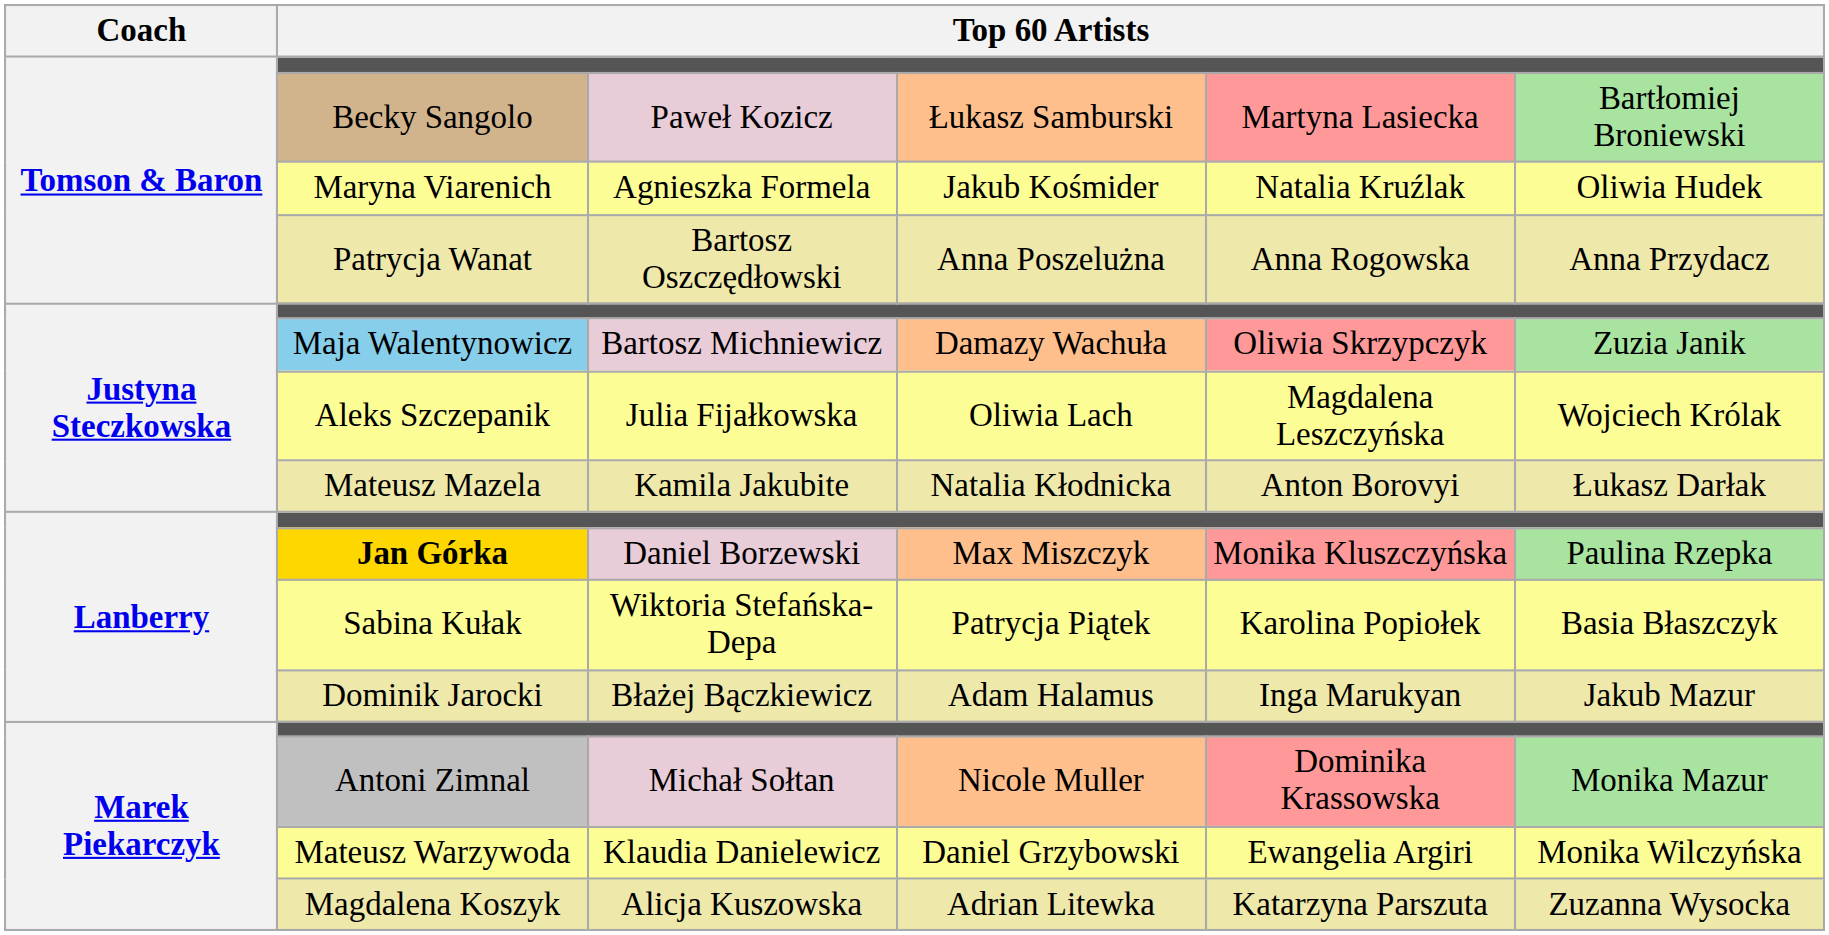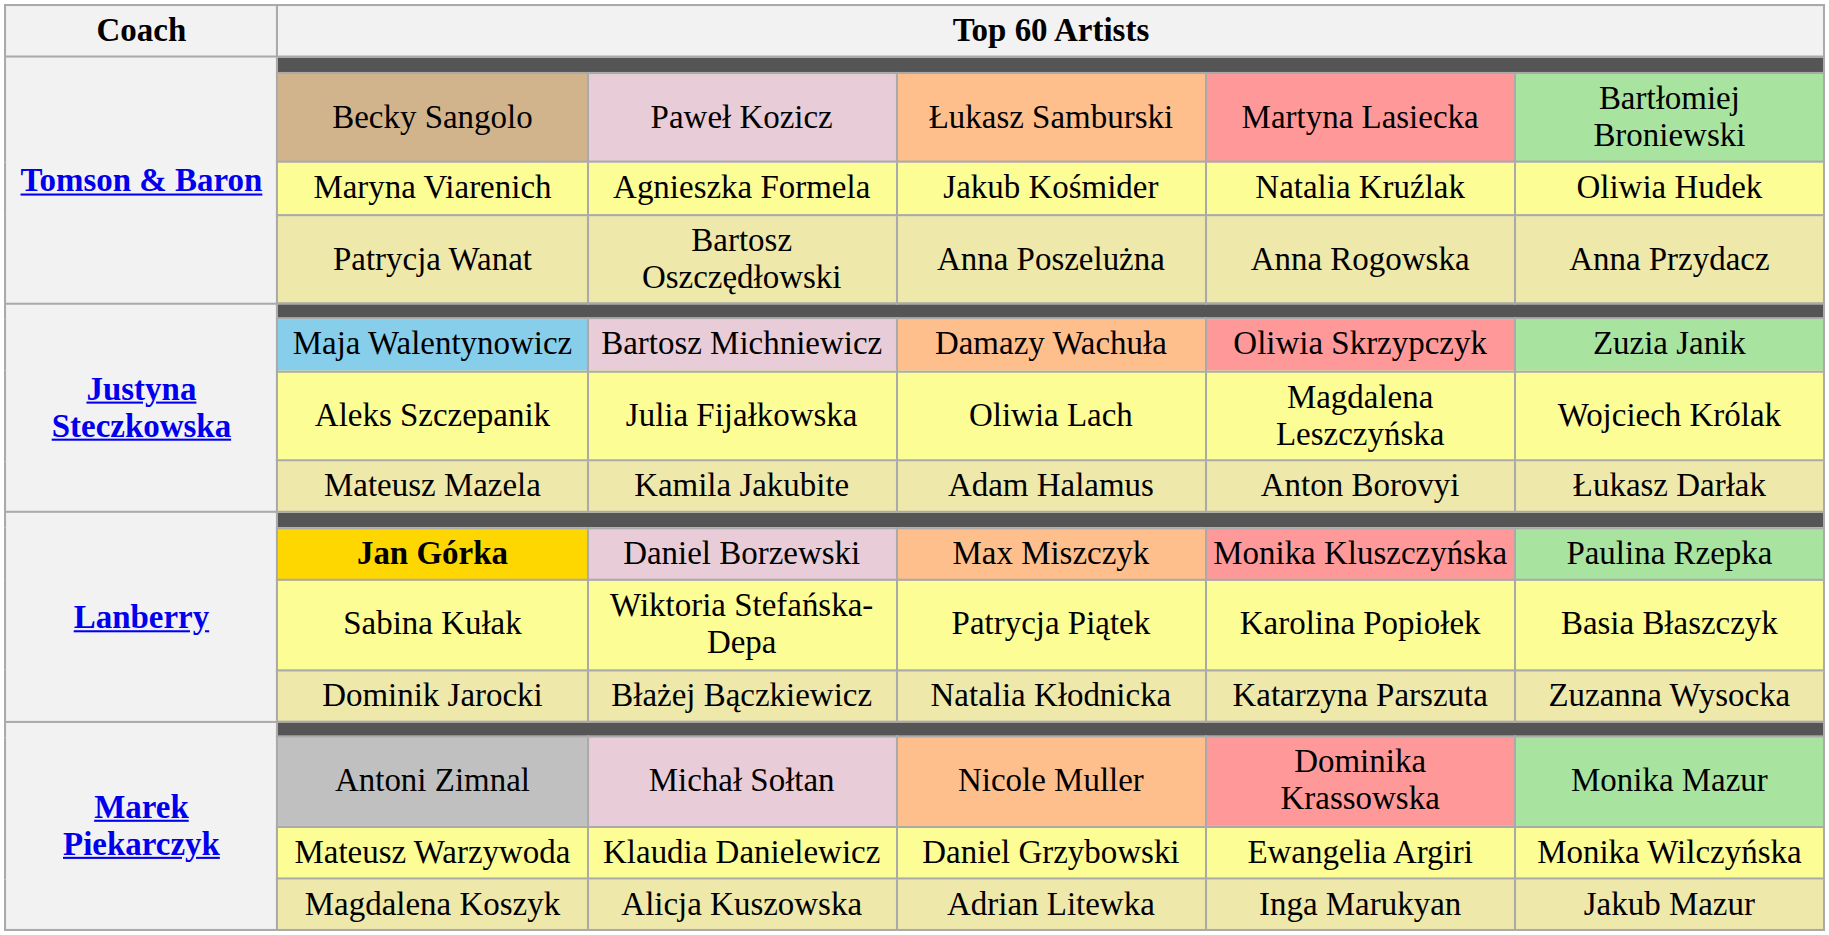(1051, 485) Natalia Kłodnicka -> (1051, 485) Adam Halamus
(1051, 694) Adam Halamus -> (1051, 694) Natalia Kłodnicka
(1360, 694) Inga Marukyan -> (1360, 694) Katarzyna Parszuta
(1669, 694) Jakub Mazur -> (1669, 694) Zuzanna Wysocka
(1360, 904) Katarzyna Parszuta -> (1360, 904) Inga Marukyan
(1669, 904) Zuzanna Wysocka -> (1669, 904) Jakub Mazur
